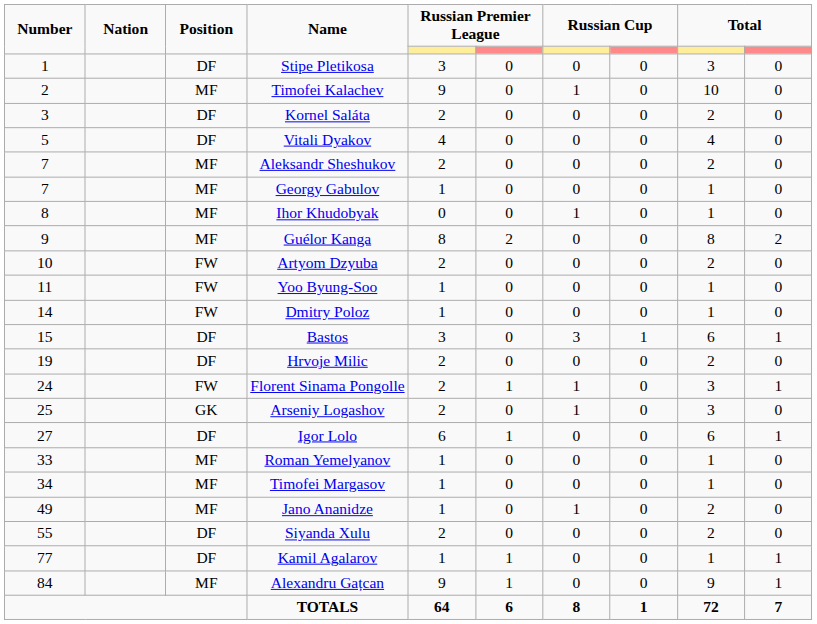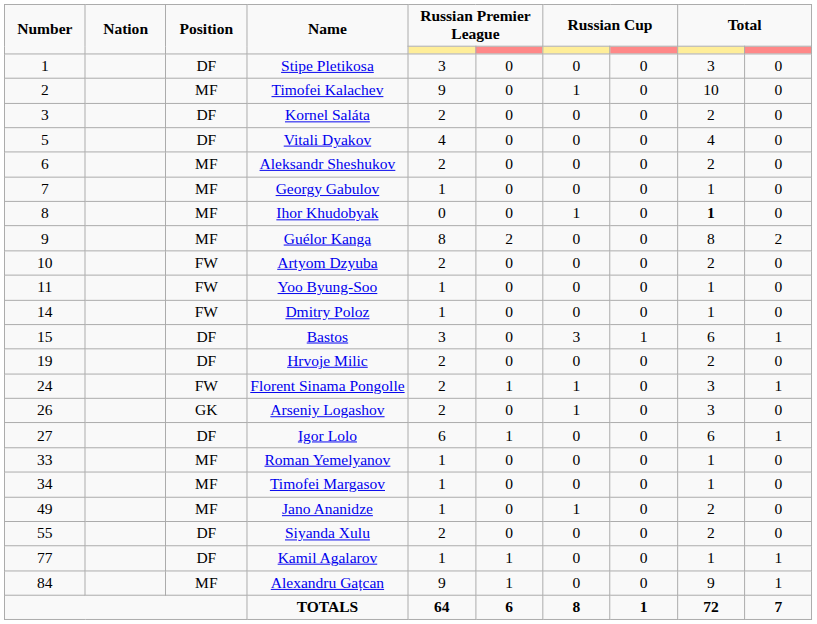(45, 164) 7 -> (45, 164) 6
(711, 213) normal -> (711, 213) bold
(45, 410) 25 -> (45, 410) 26
